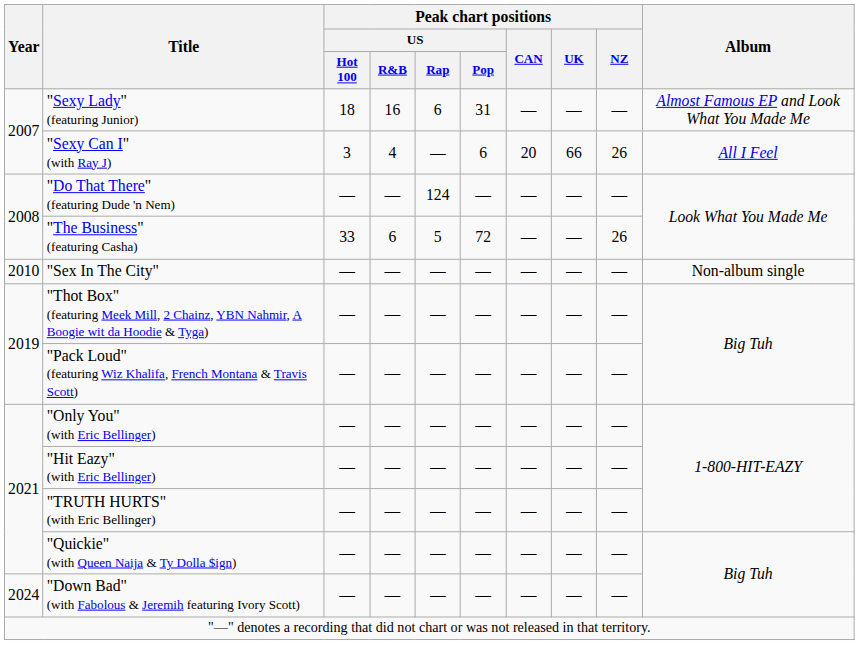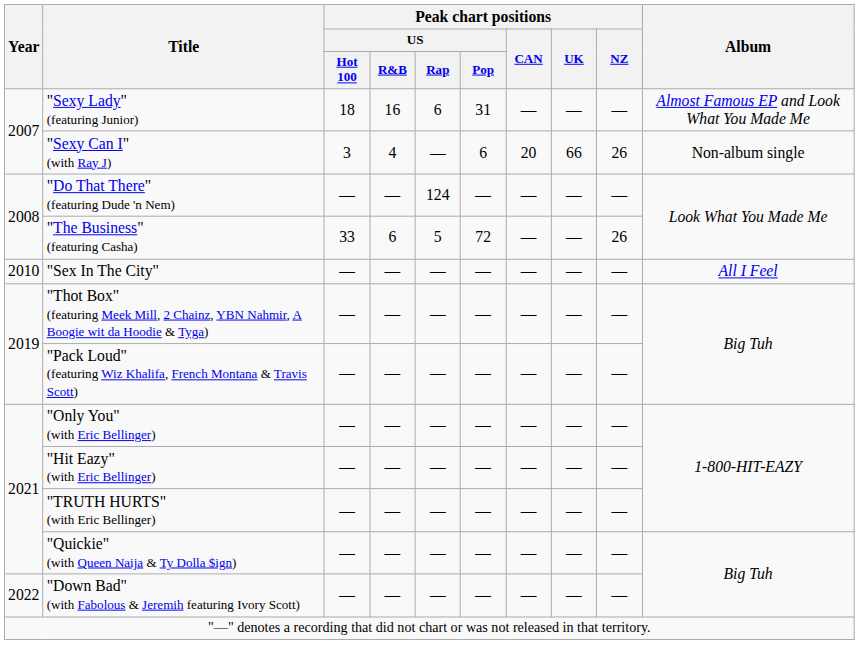(748, 152) All I Feel -> (748, 152) Non-album single
(748, 271) Non-album single -> (748, 271) All I Feel
(24, 595) 2024 -> (24, 595) 2022
